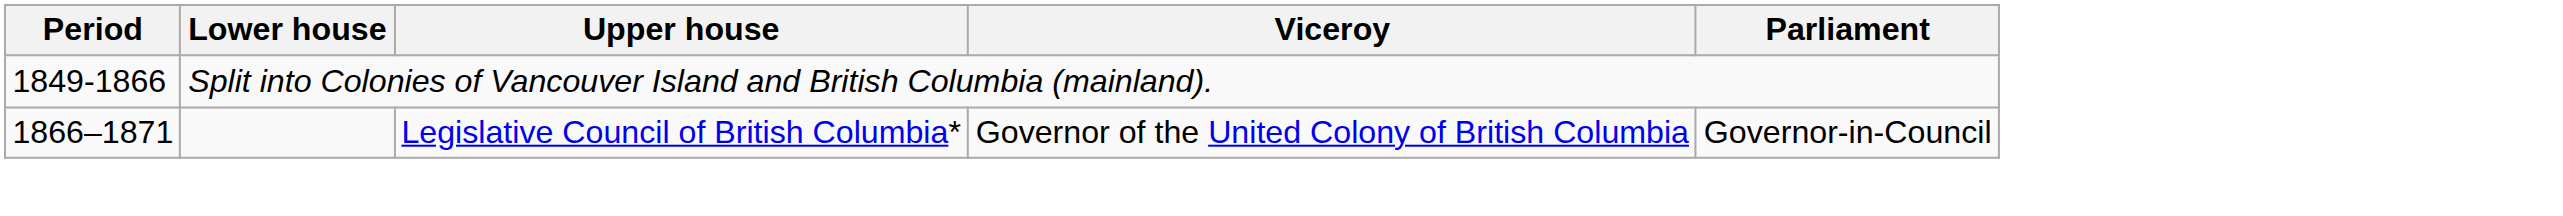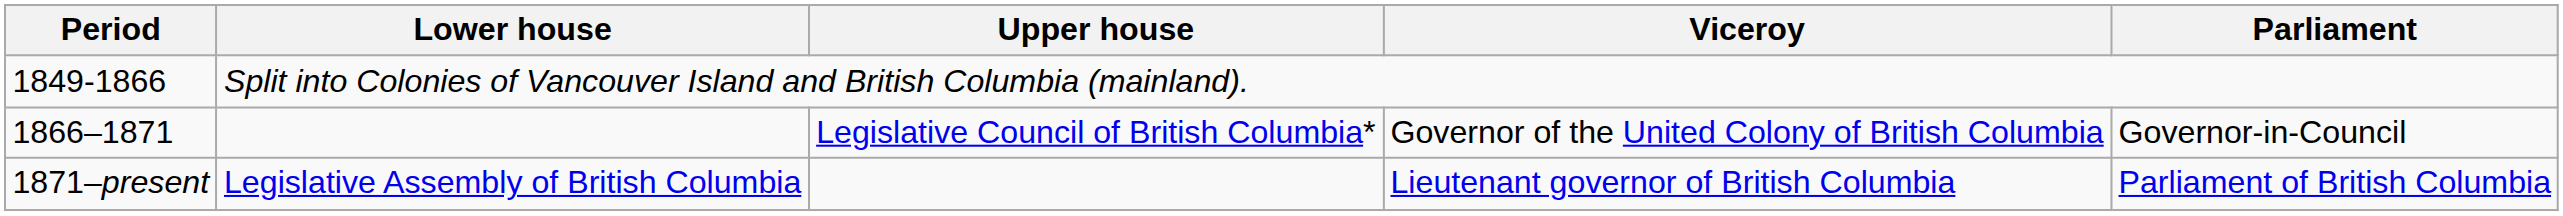+ row: (513, 183)
